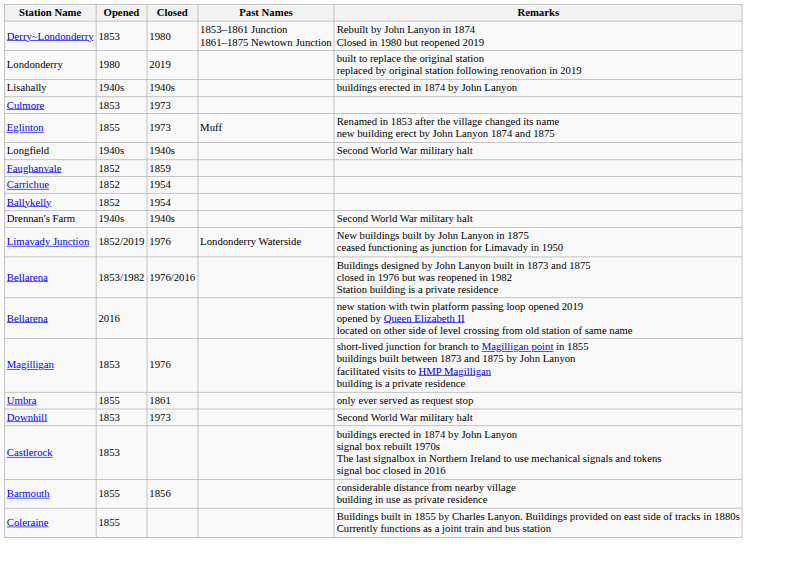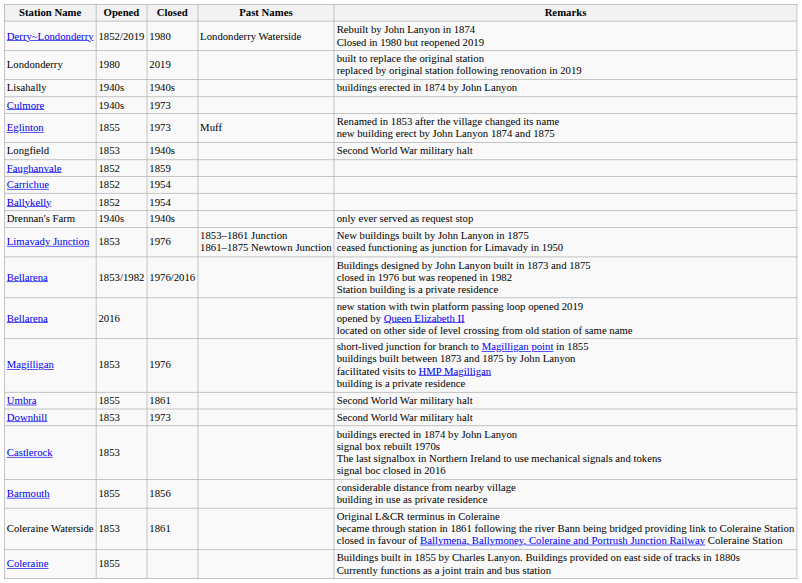(109, 36) 1853 -> (121, 36) 1852/2019
(266, 36) 1853–1861 Junction 1861–1875 Newtown Junction -> (251, 36) Londonderry Waterside
(109, 105) 1853 -> (111, 105) 1940s
(111, 151) 1940s -> (109, 151) 1853
(405, 219) Second World War military halt -> (405, 219) only ever served as request stop
(121, 242) 1852/2019 -> (109, 242) 1853
(251, 242) Londonderry Waterside -> (266, 242) 1853–1861 Junction 1861–1875 Newtown Junction
(405, 400) only ever served as request stop -> (405, 400) Second World War military halt
+ row: (50, 528)
